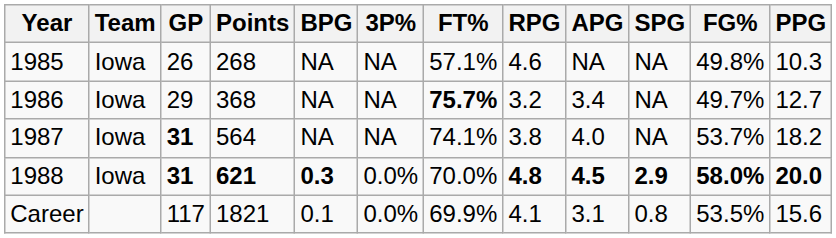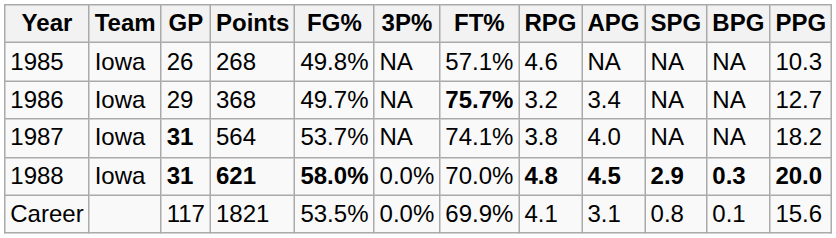columns swapped: (730, 23) <-> (326, 23)
